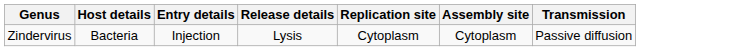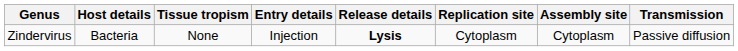+ column: (203, 14)
(287, 35) normal -> (385, 35) bold
